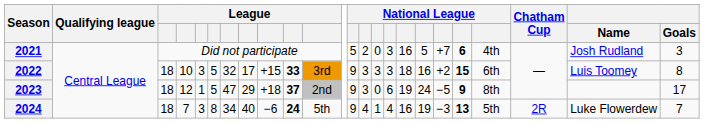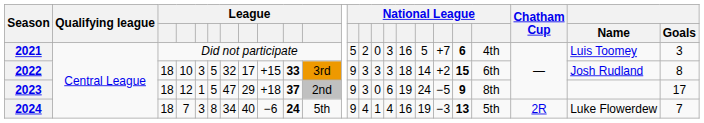(607, 52) Josh Rudland -> (604, 52) Luis Toomey
(424, 71) 16 -> (424, 71) 14
(604, 71) Luis Toomey -> (607, 71) Josh Rudland
